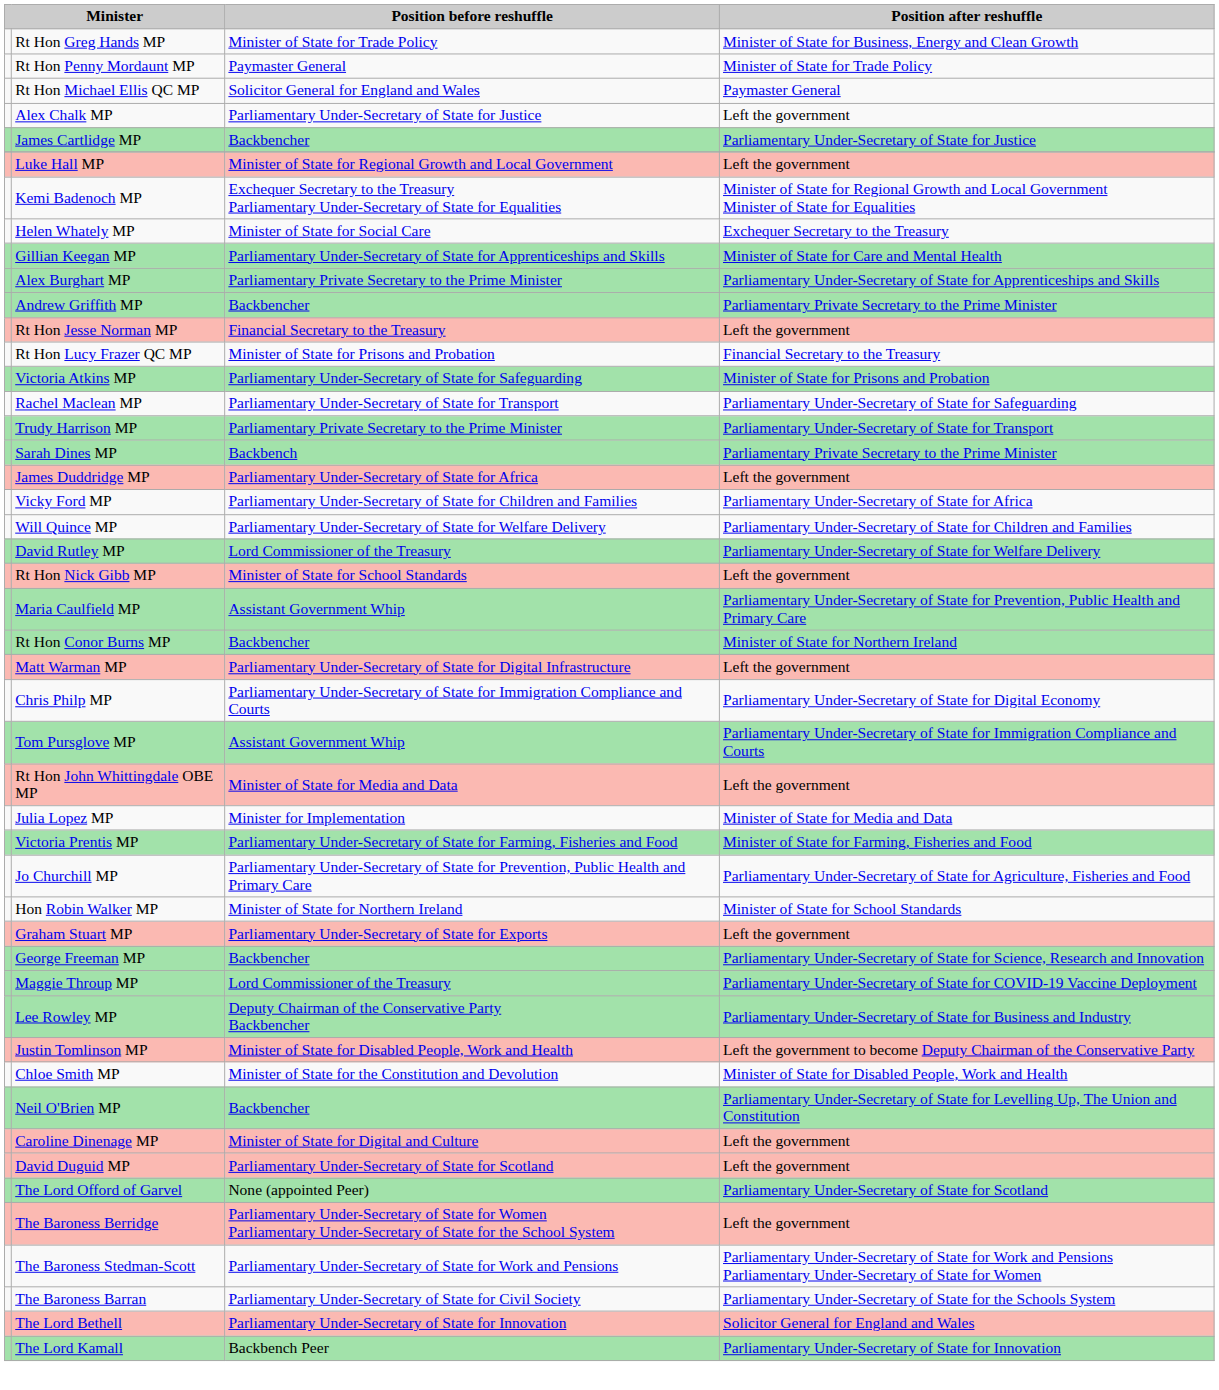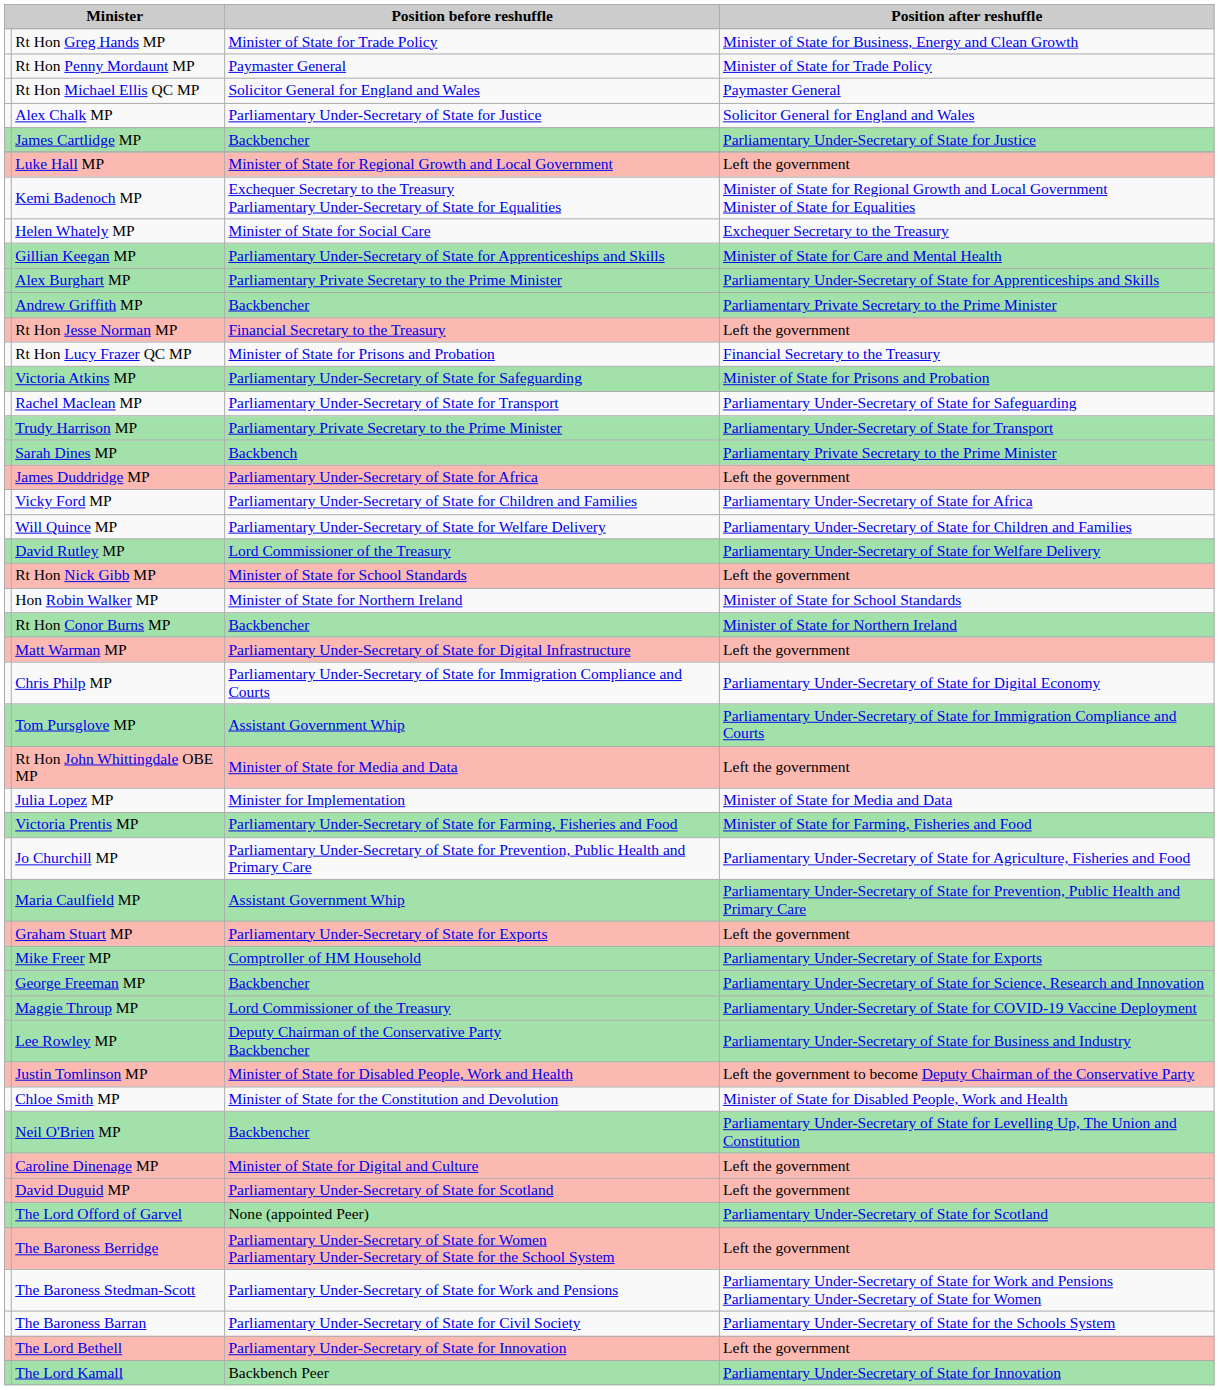(786, 115) Left the government -> (849, 115) Solicitor General for England and Wales
rows swapped: (87, 909) <-> (78, 609)
+ row: (63, 958)
(849, 1323) Solicitor General for England and Wales -> (786, 1348) Left the government
